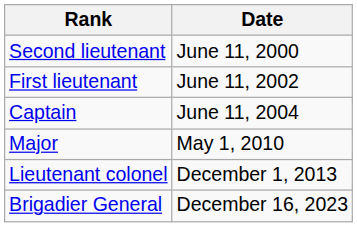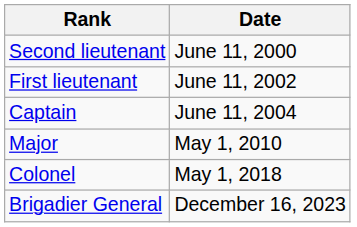- row: (88, 174)
+ row: (42, 174)
